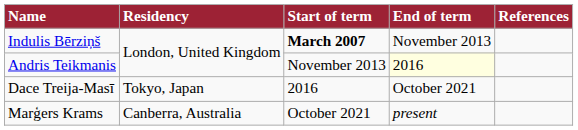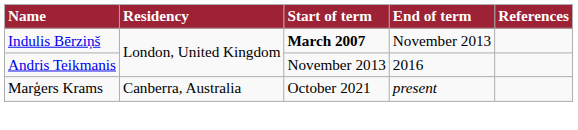(408, 64) lightyellow background -> (408, 64) no background
- row: (61, 88)
